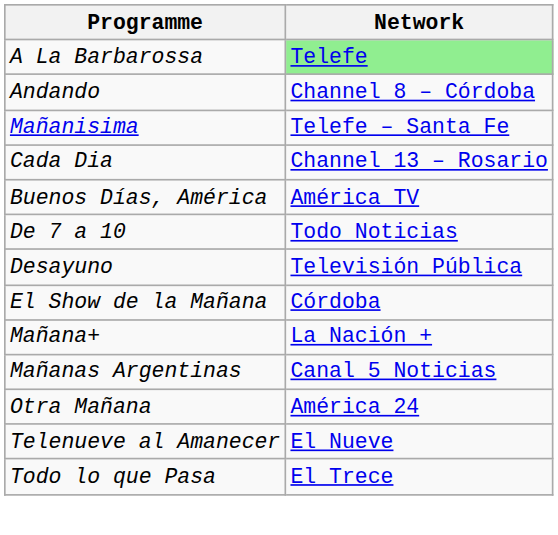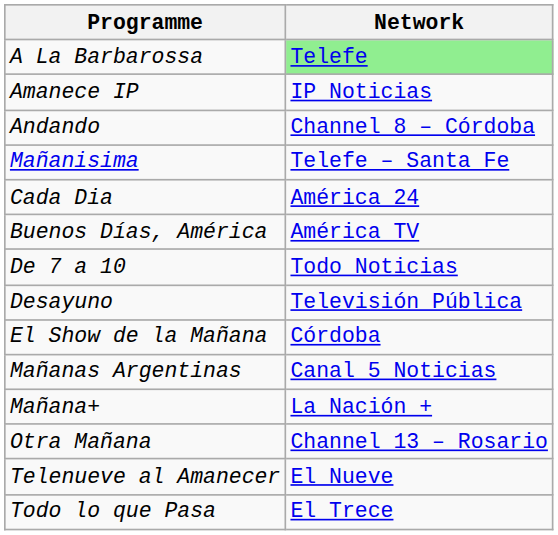+ row: (74, 92)
(419, 162) Channel 13 – Rosario -> (355, 197) América 24
rows swapped: (126, 372) <-> (55, 337)
(355, 407) América 24 -> (419, 442) Channel 13 – Rosario
